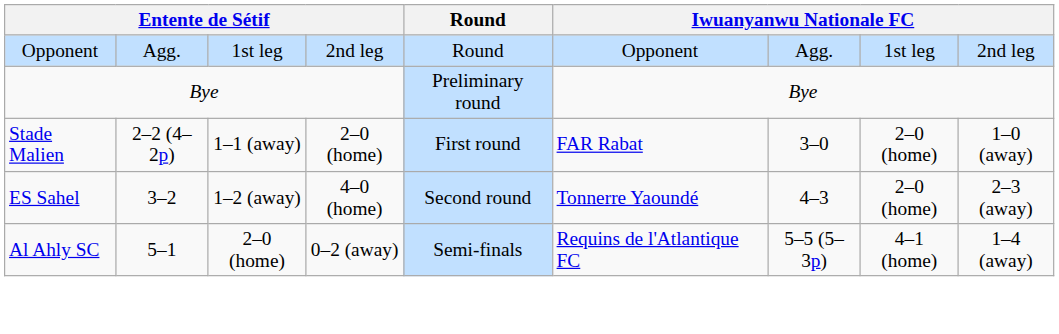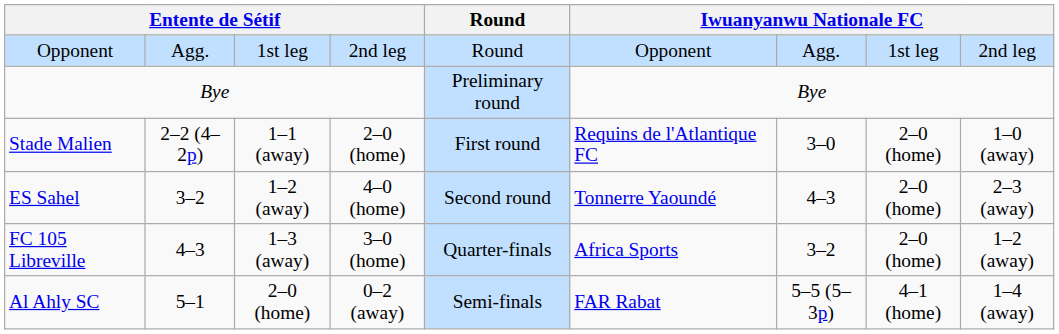(600, 144) FAR Rabat -> (665, 144) Requins de l'Atlantique FC
+ row: (47, 249)
(648, 249) Requins de l'Atlantique FC -> (617, 302) FAR Rabat
